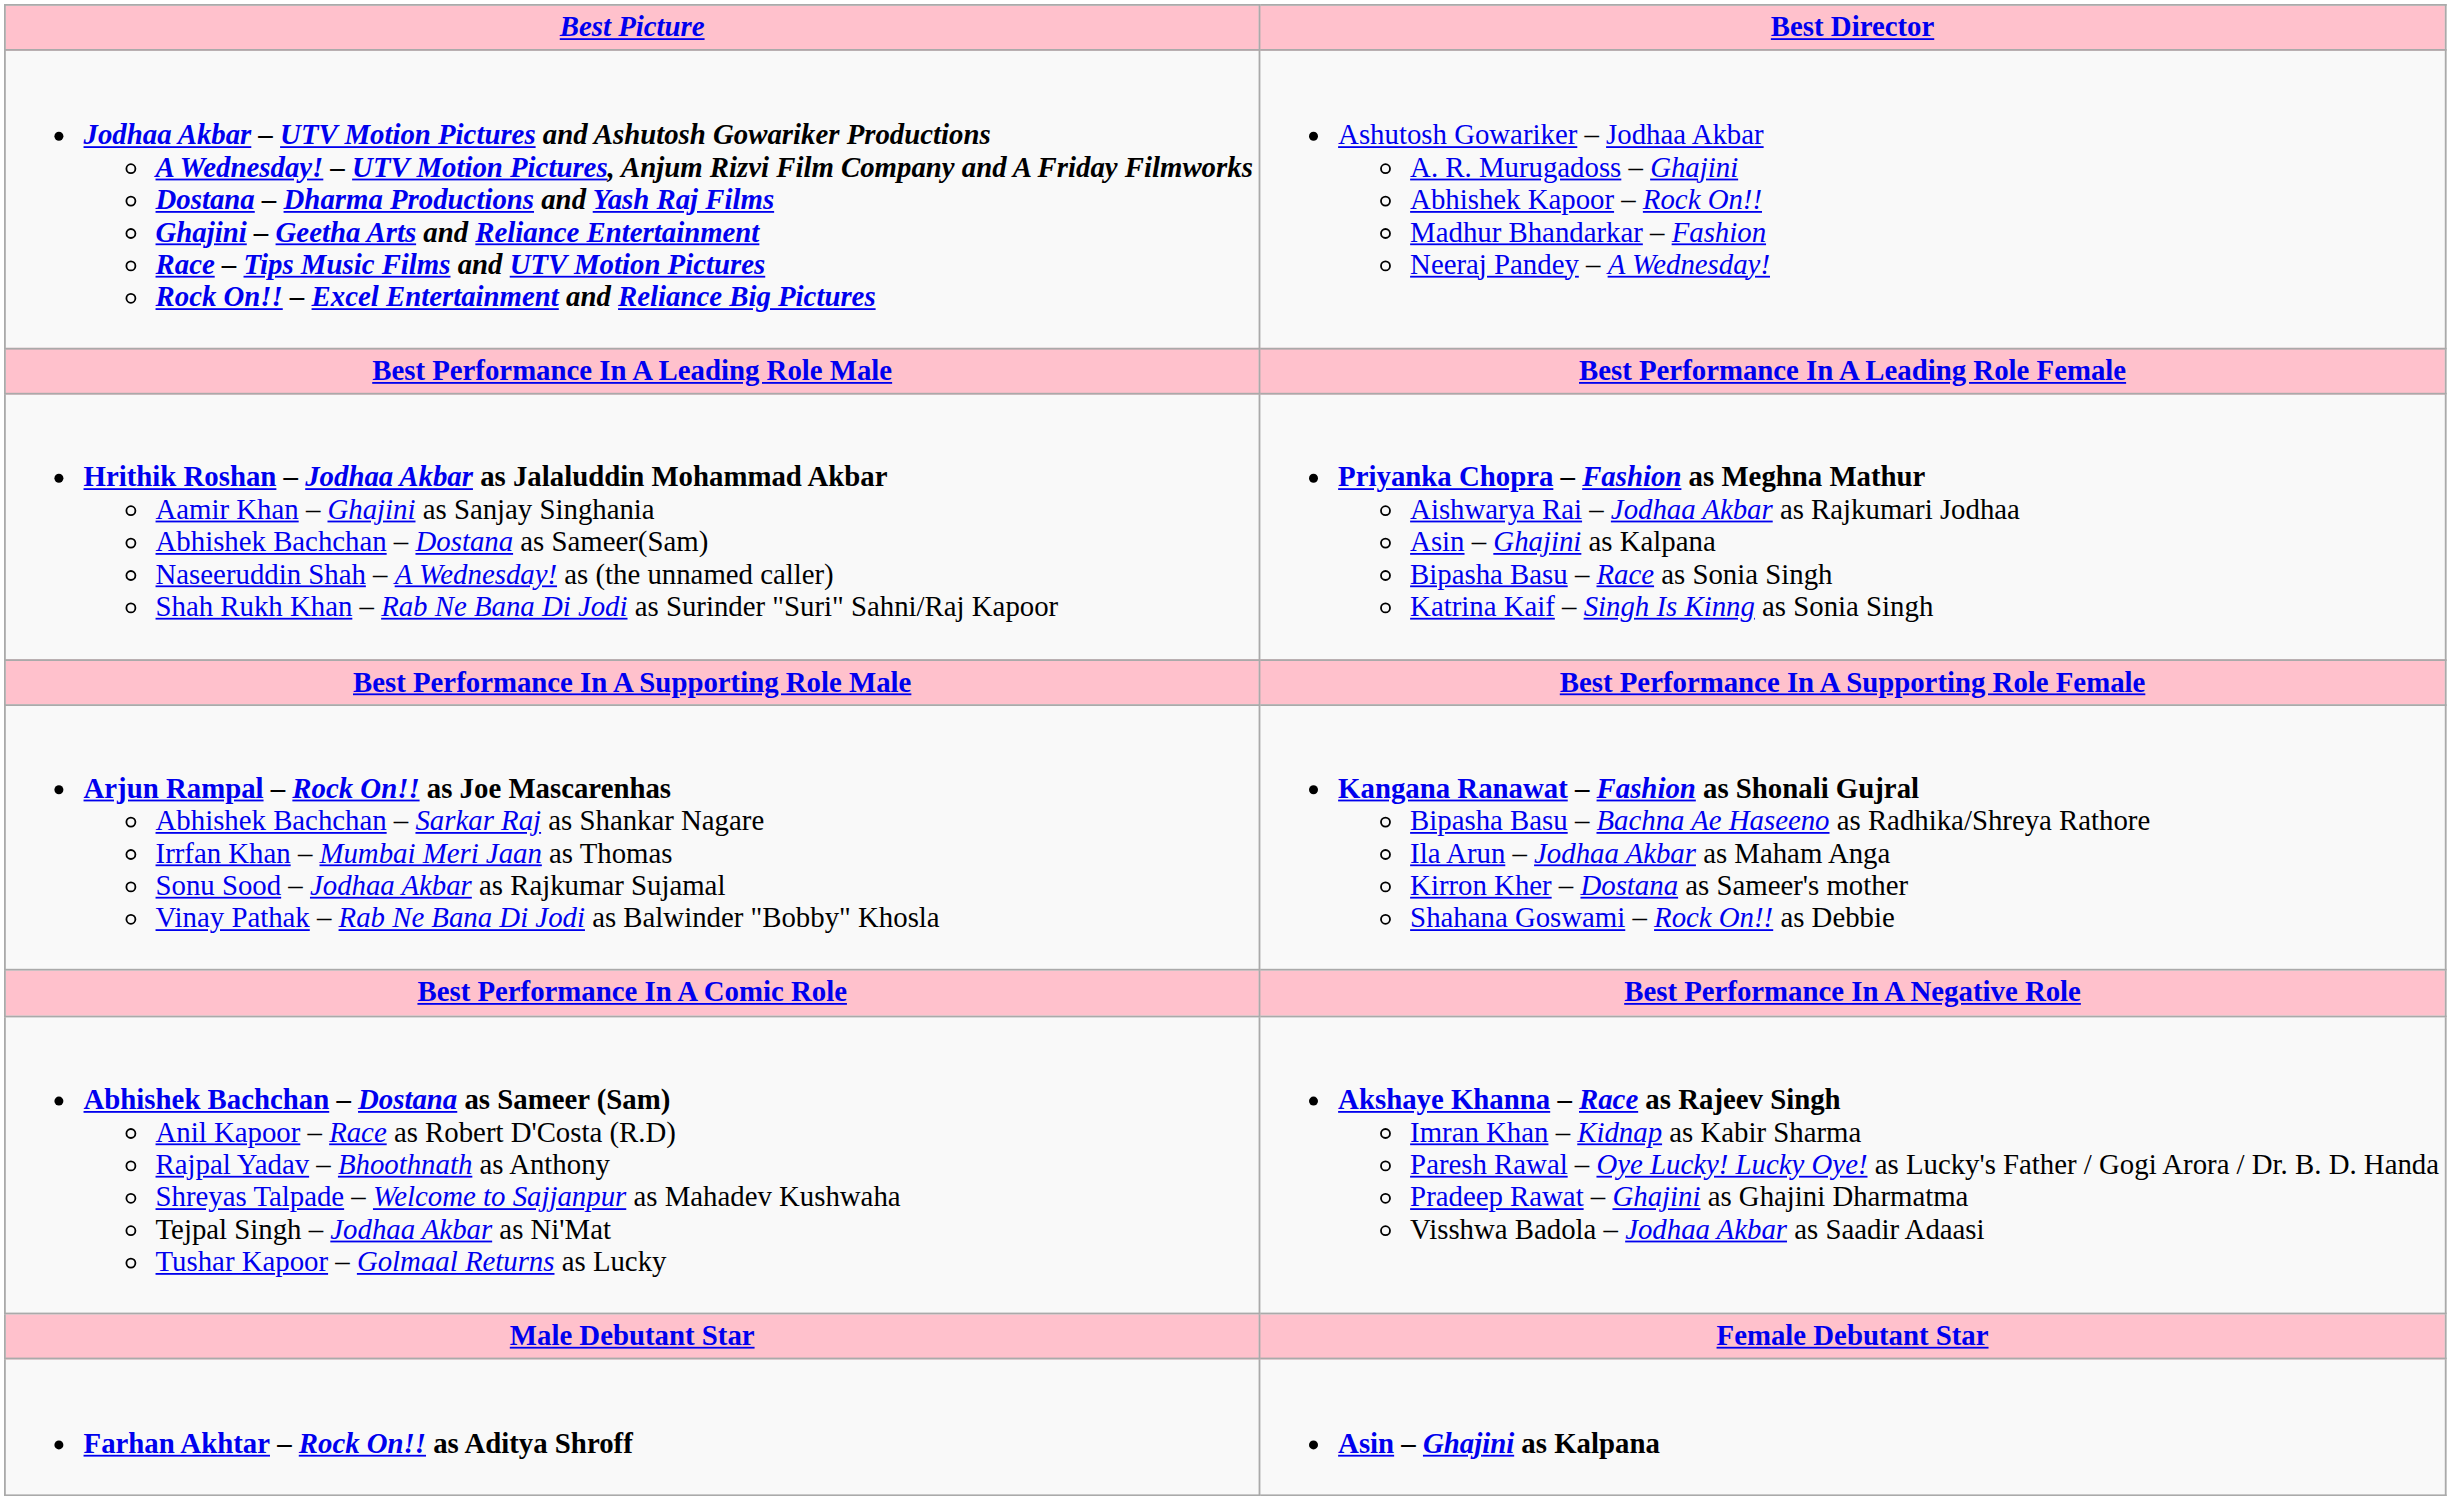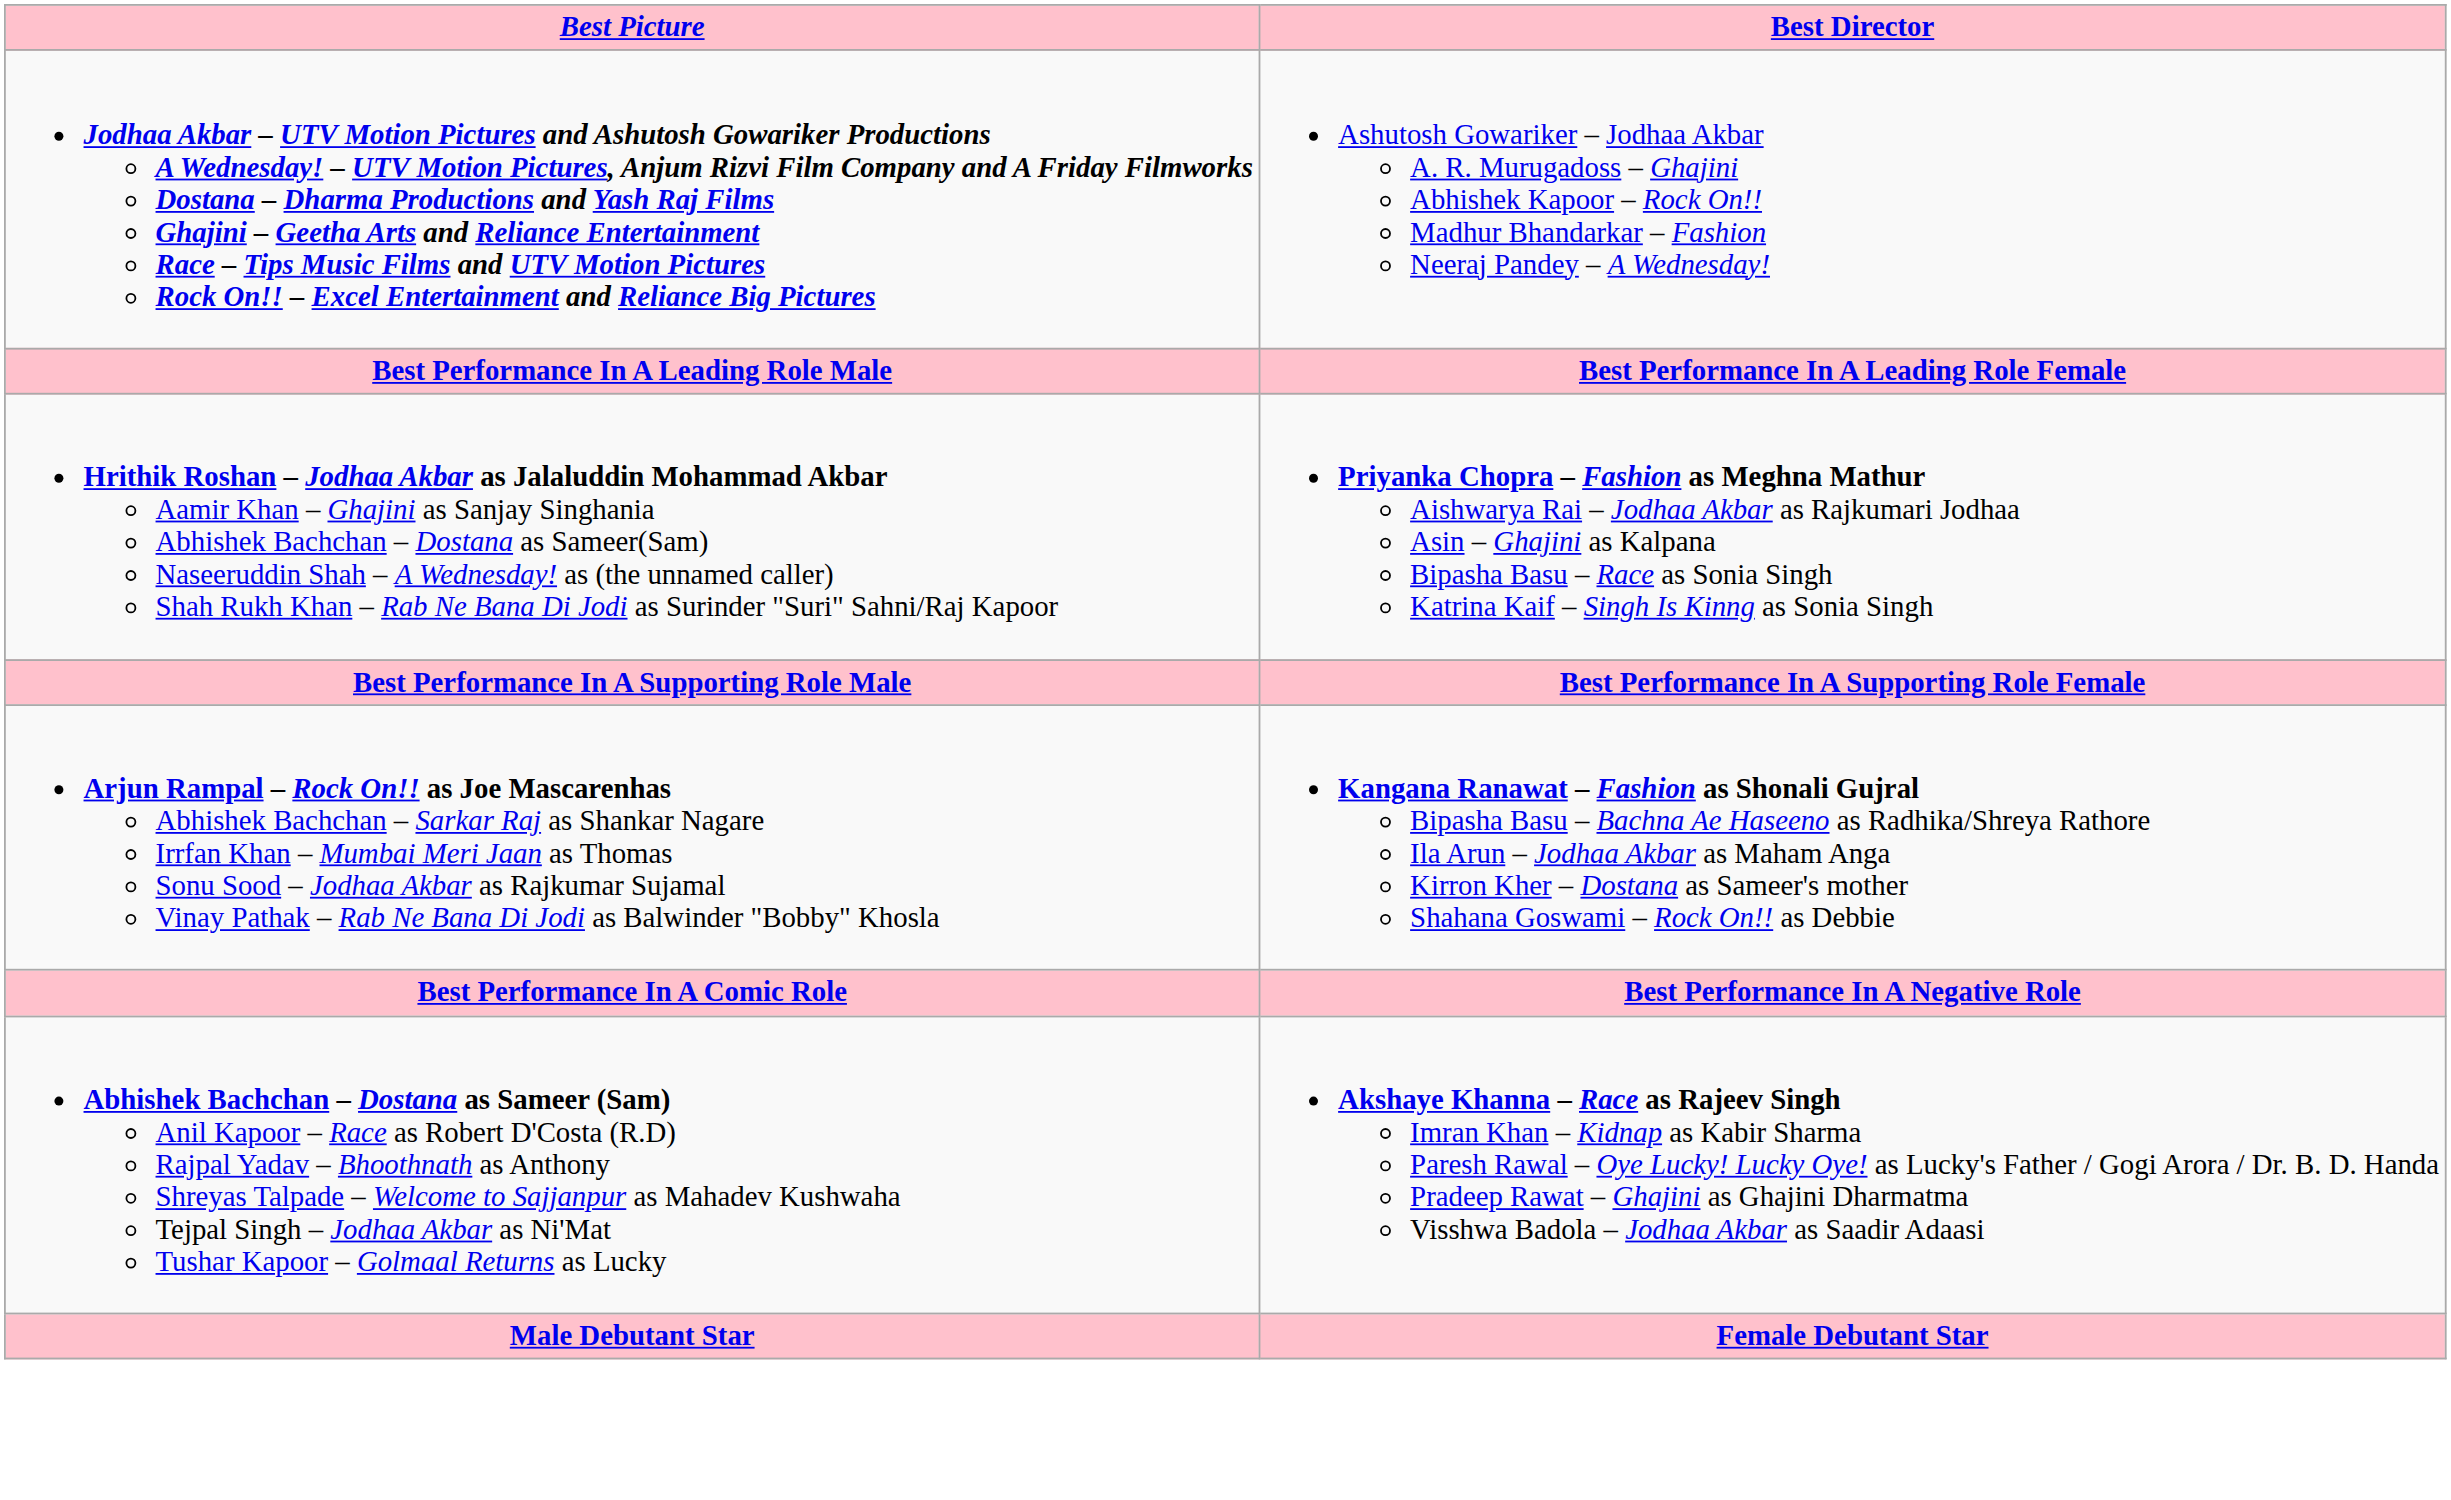- row: (632, 1443)
